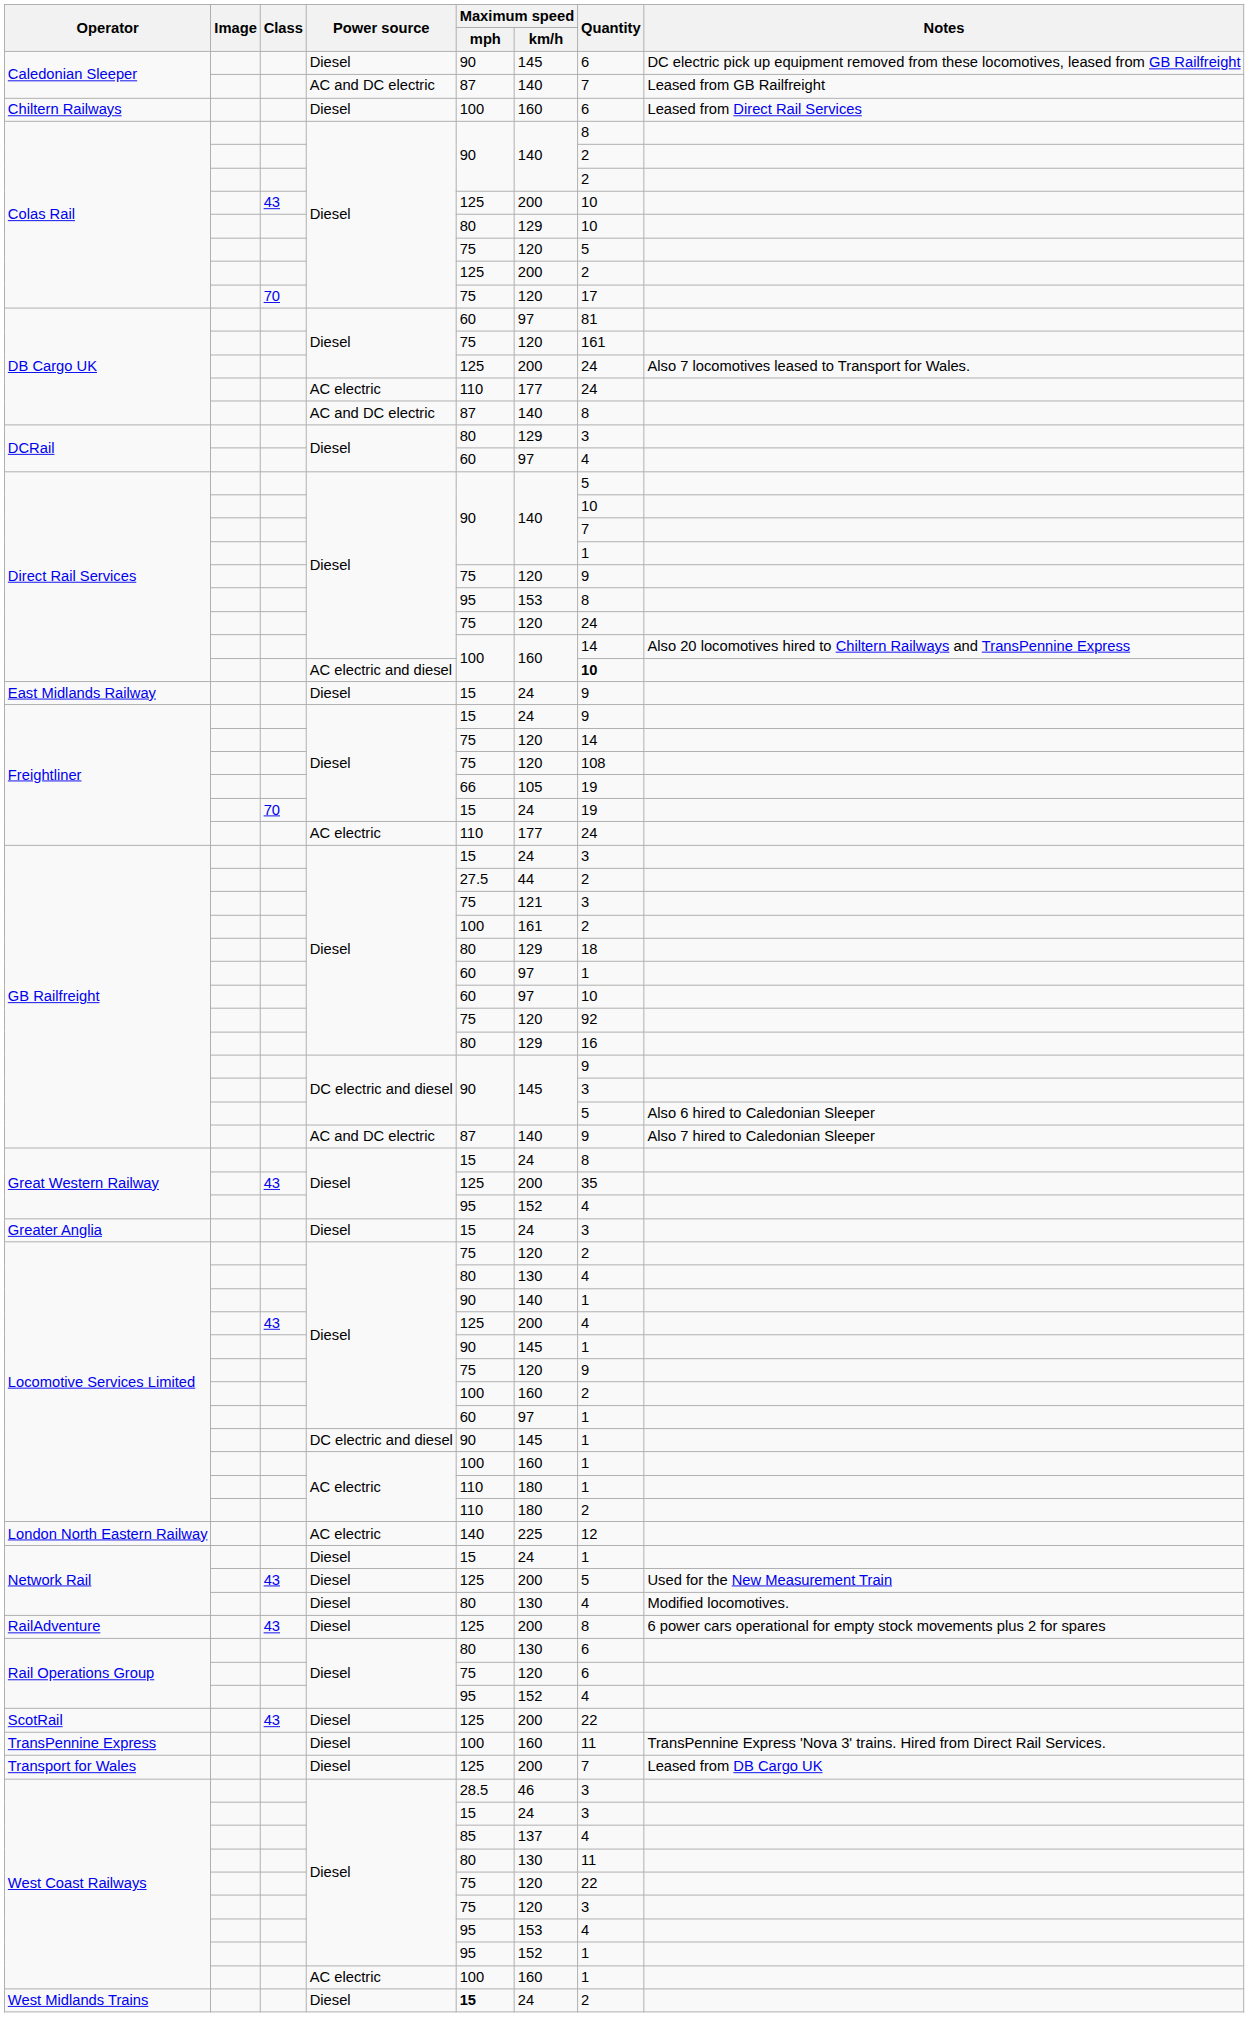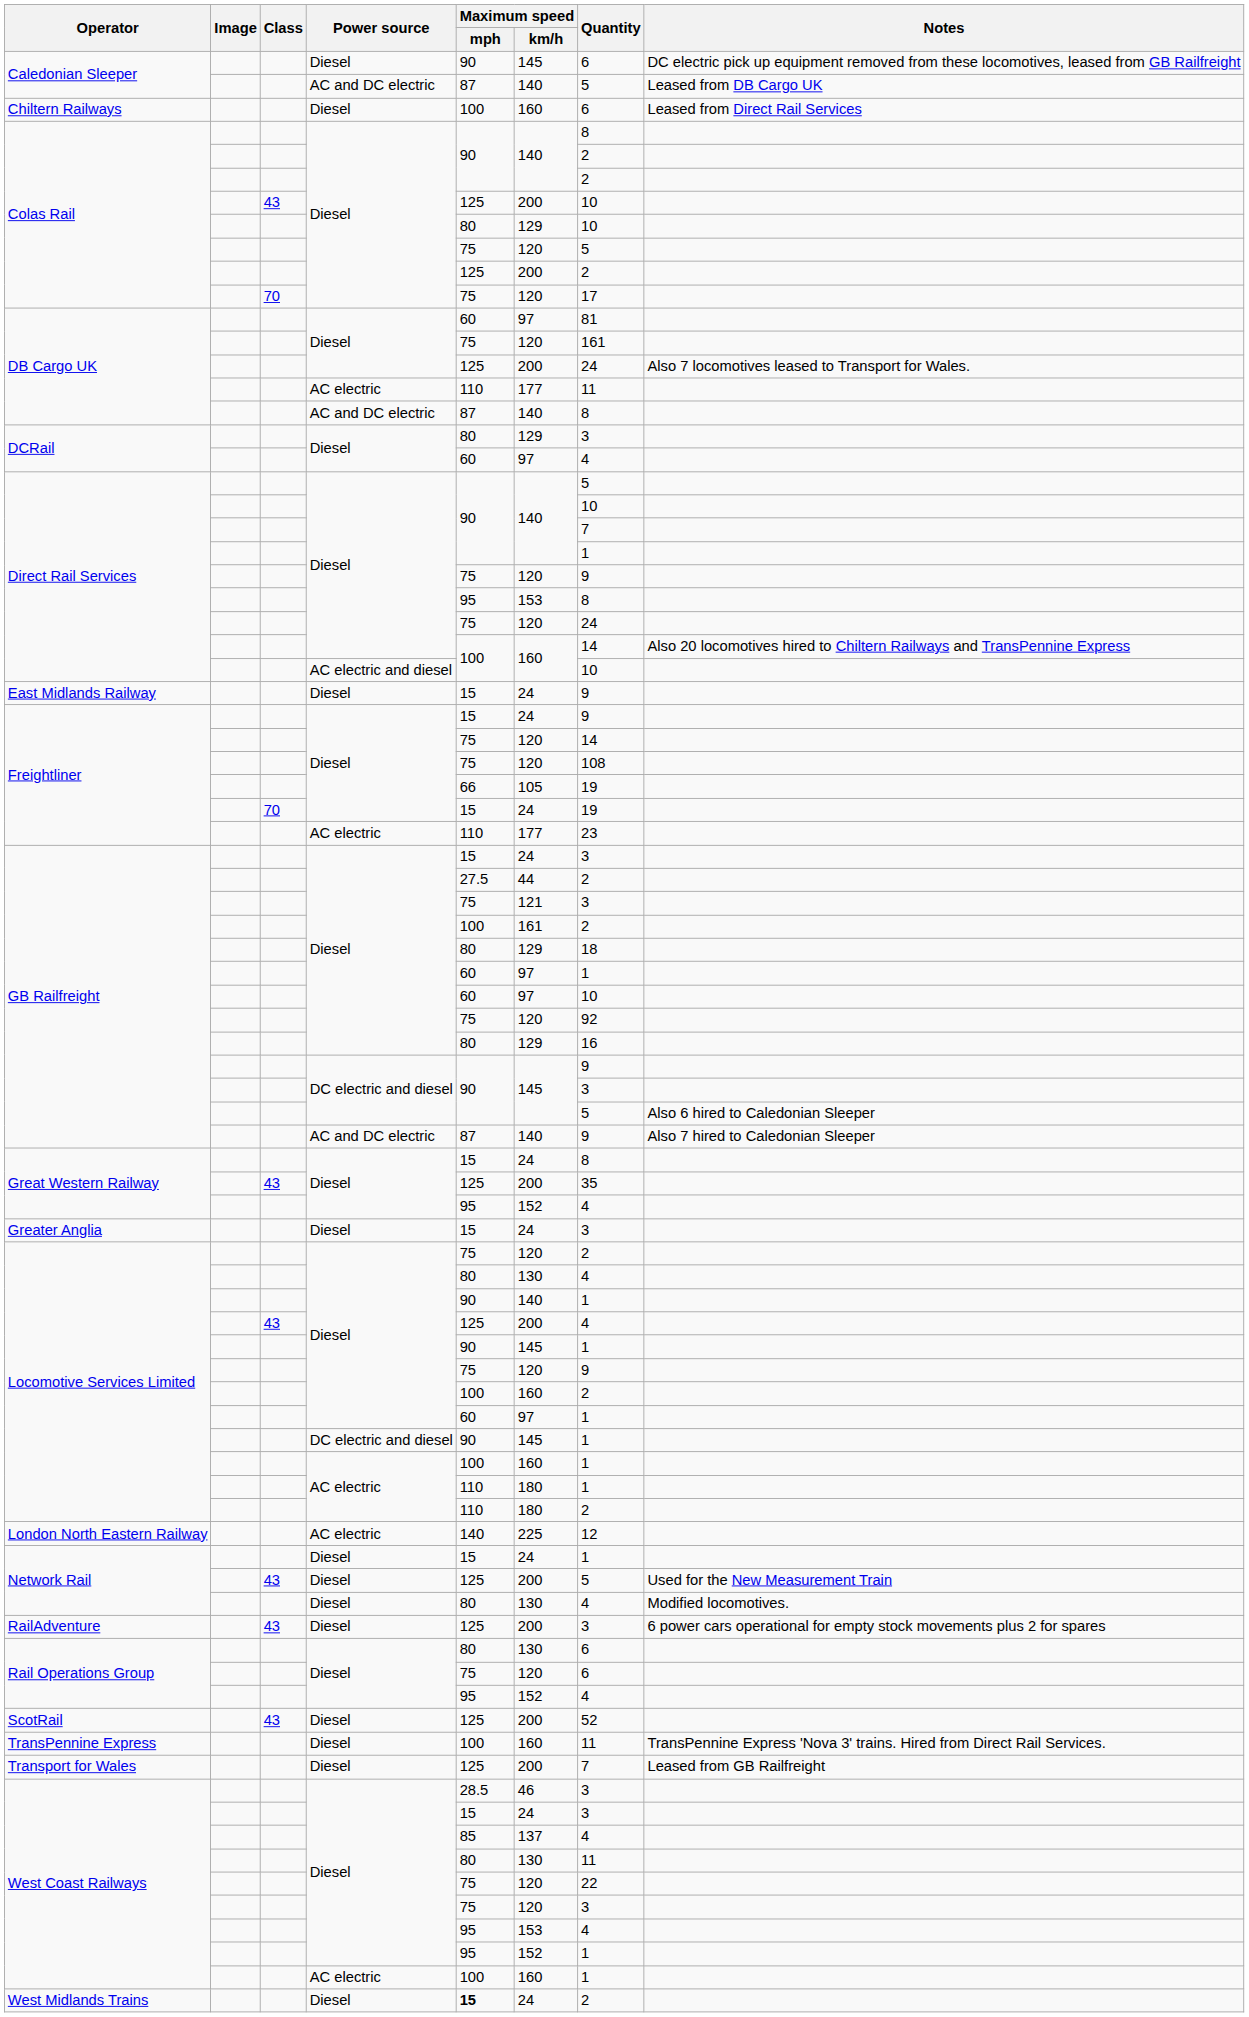(585, 86) 7 -> (585, 86) 5
(736, 86) Leased from GB Railfreight -> (735, 86) Leased from DB Cargo UK
(589, 389) 24 -> (589, 389) 11
(589, 669) bold -> (589, 669) normal
(589, 833) 24 -> (589, 833) 23
(585, 1626) 8 -> (585, 1626) 3
(589, 1720) 22 -> (589, 1720) 52
(735, 1767) Leased from DB Cargo UK -> (736, 1767) Leased from GB Railfreight
